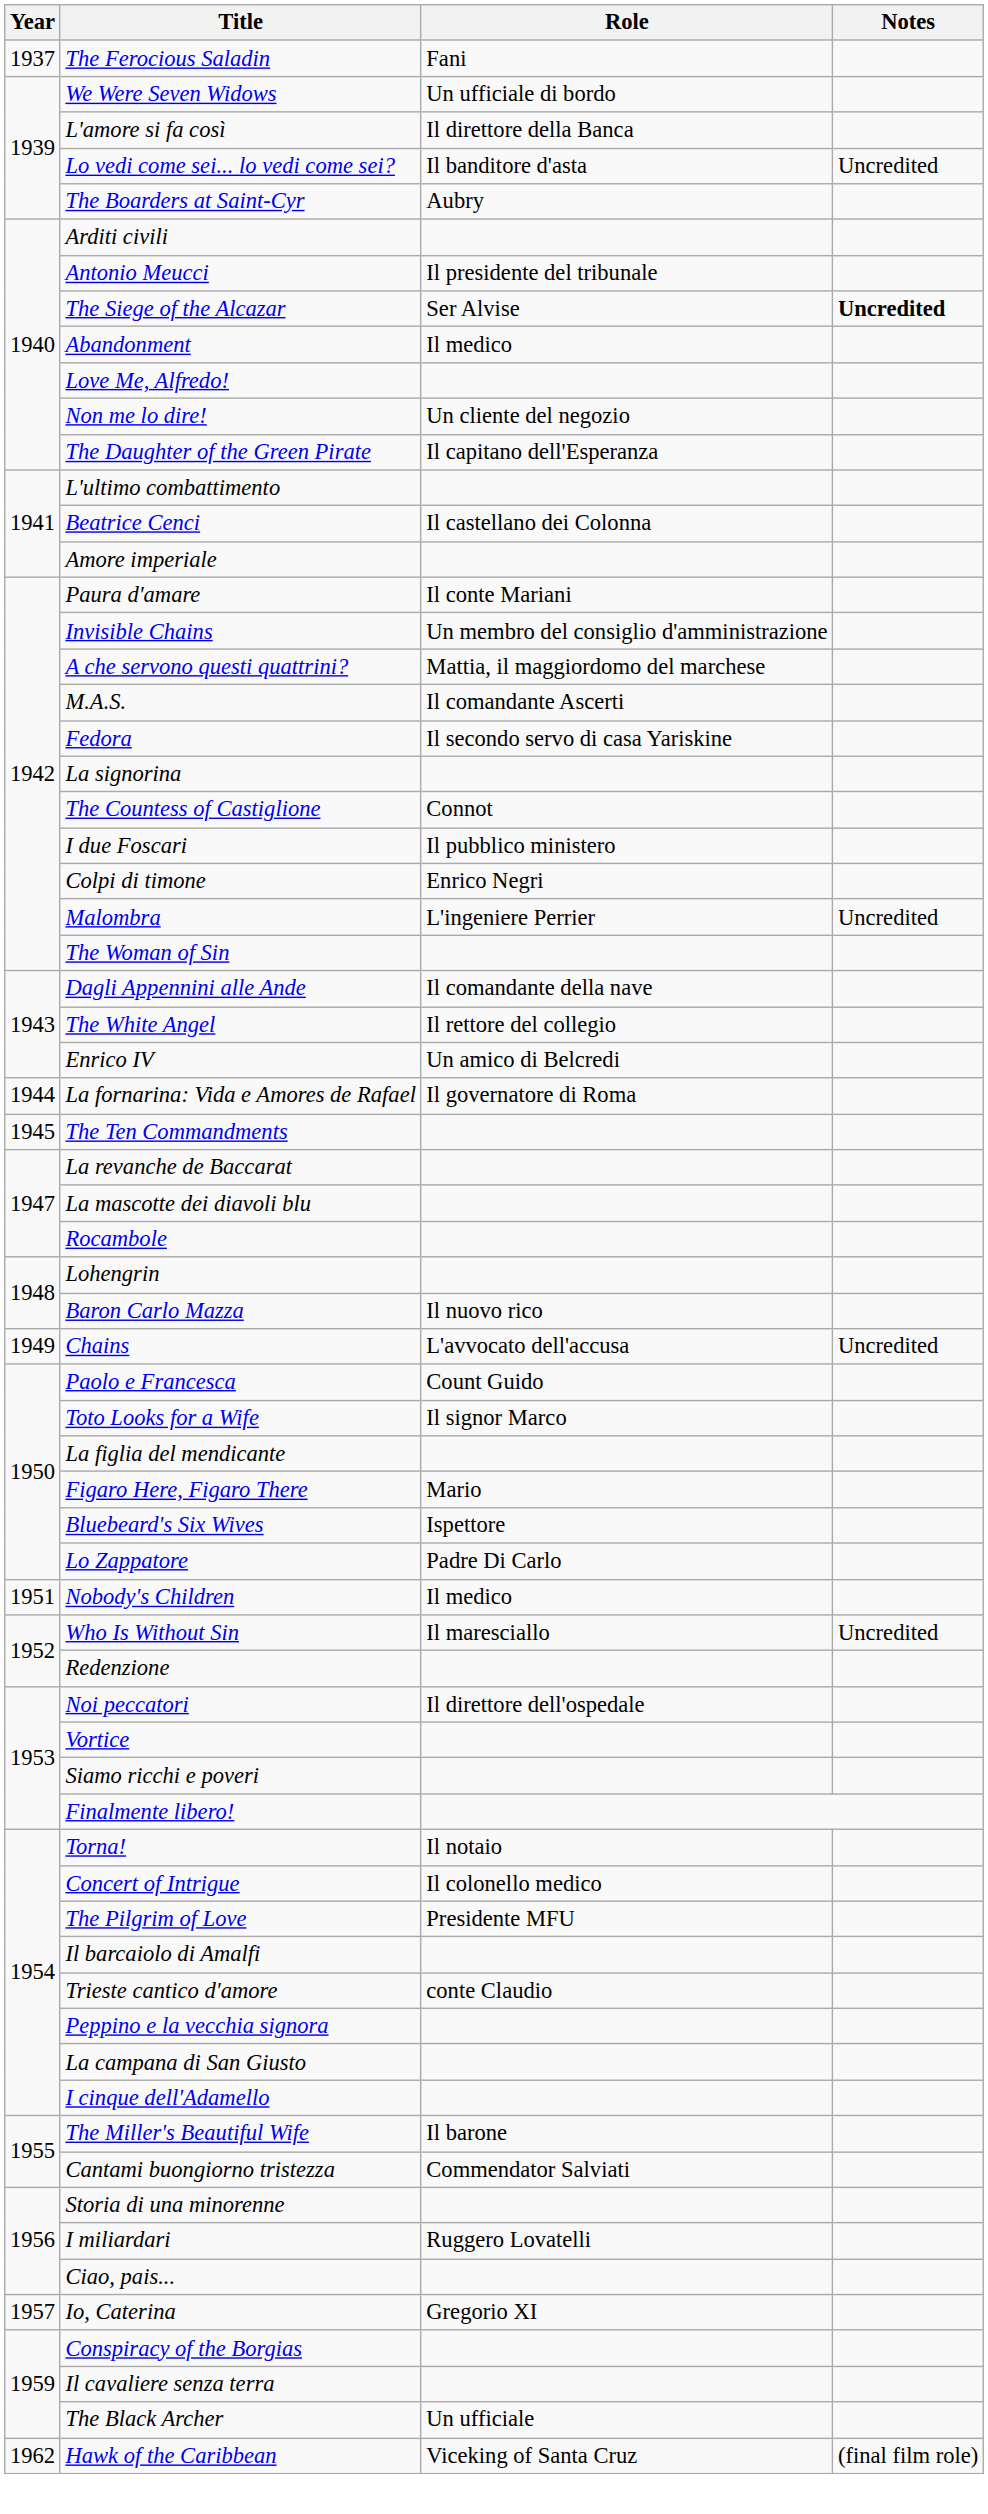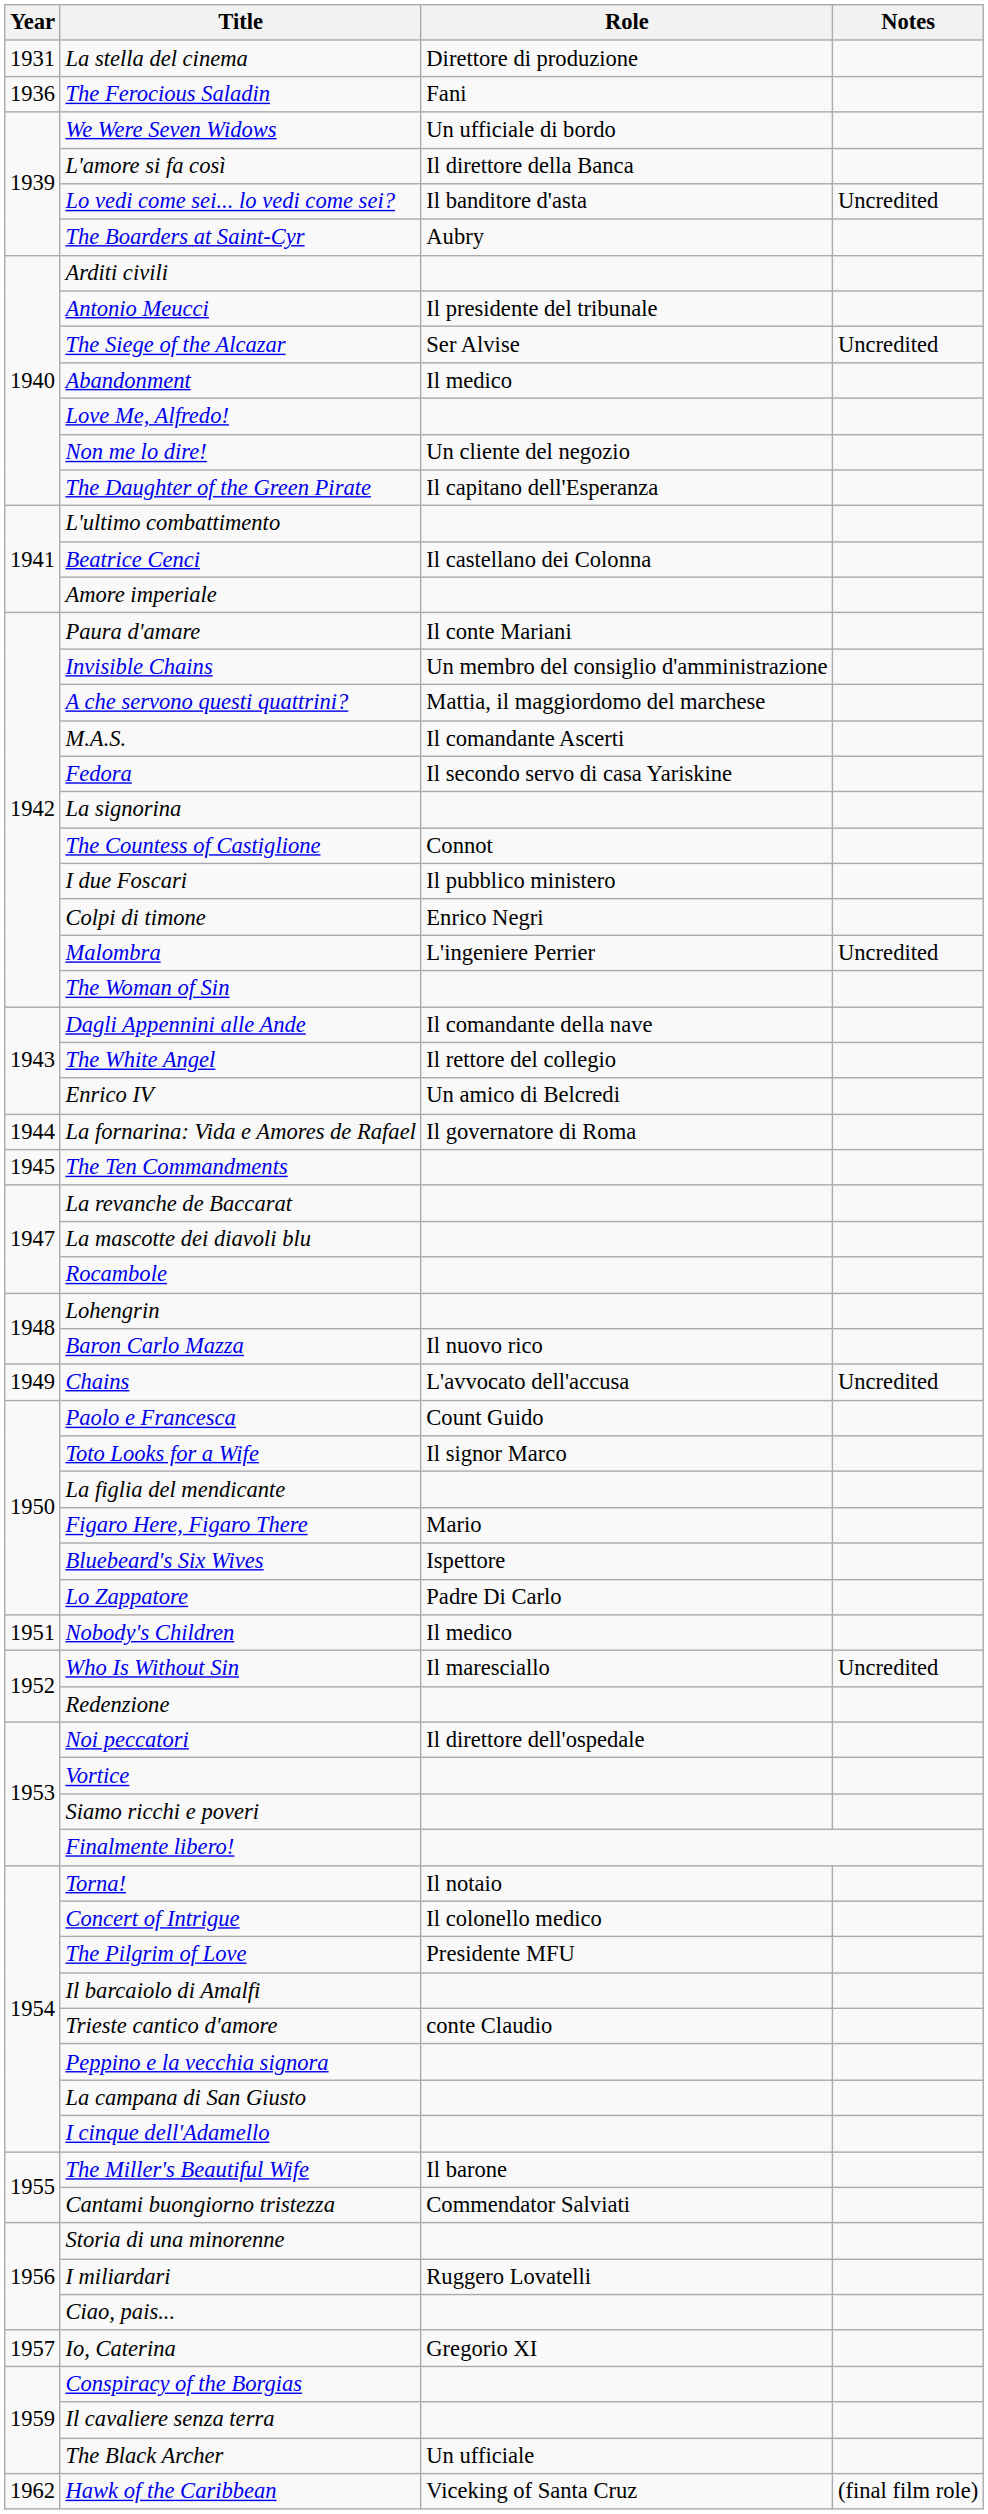+ row: (157, 58)
(32, 58) 1937 -> (32, 93) 1936
(892, 308) bold -> (888, 344) normal
